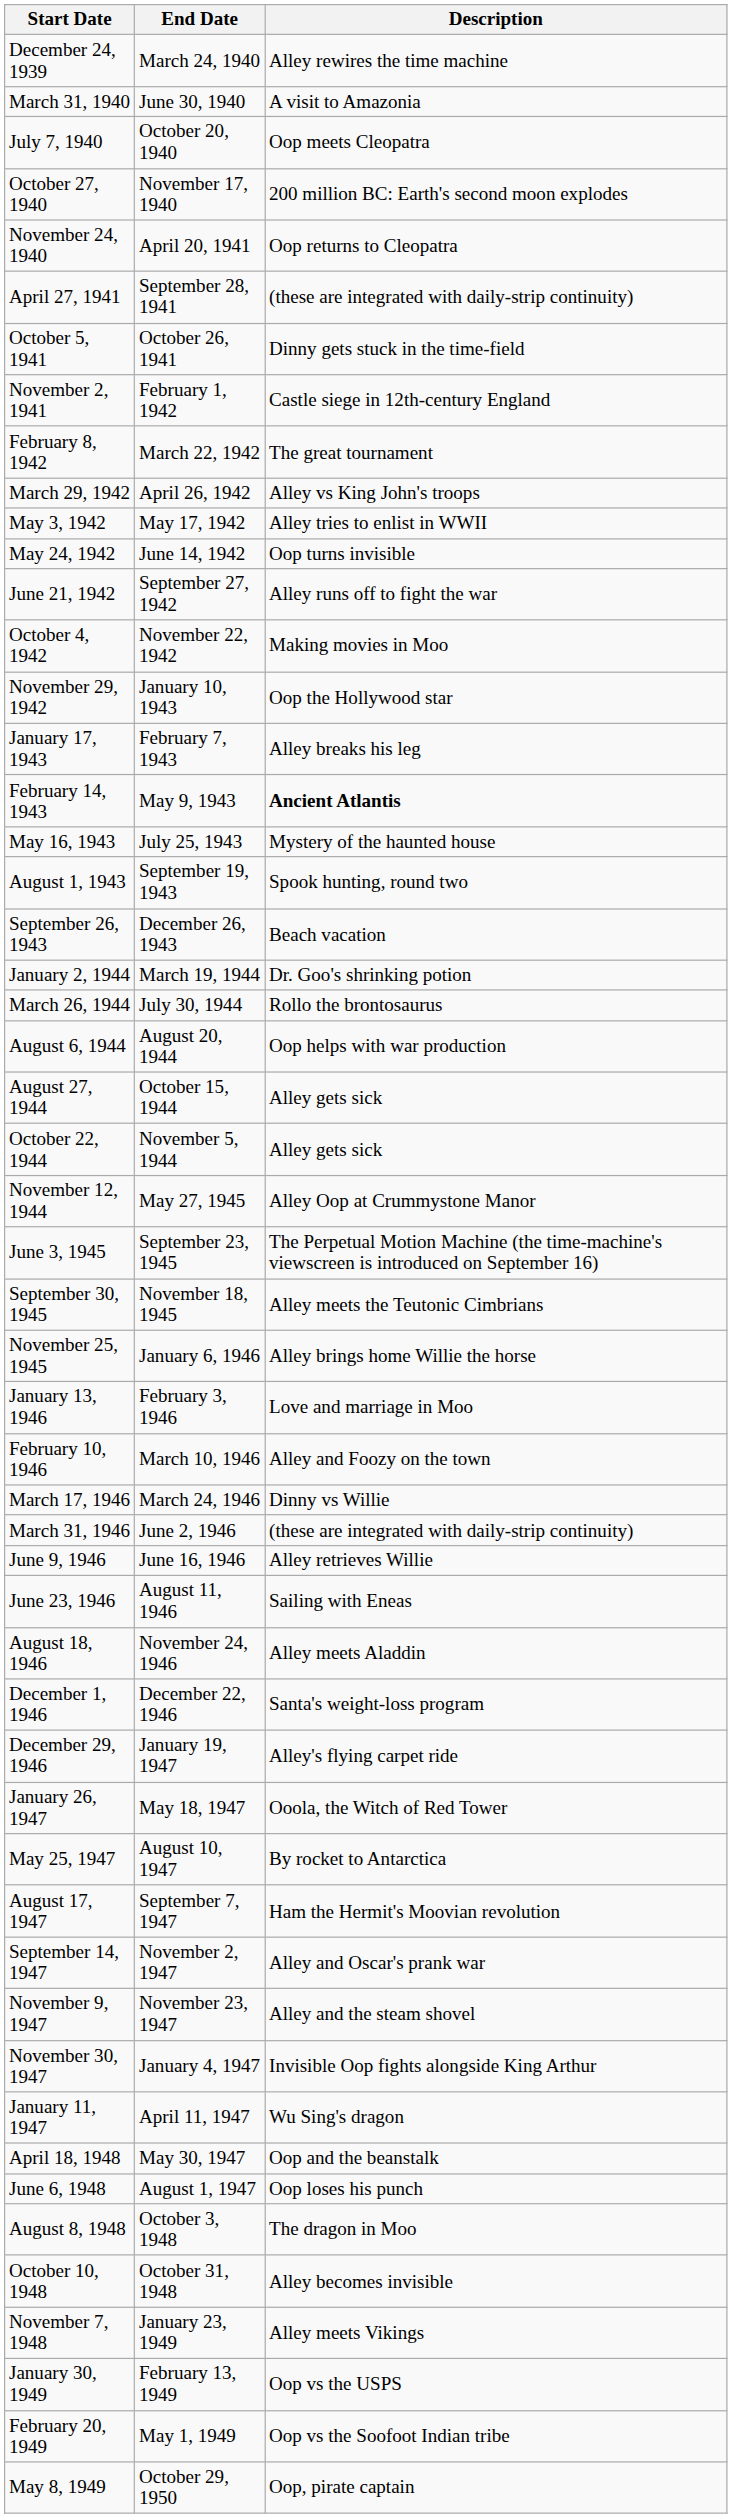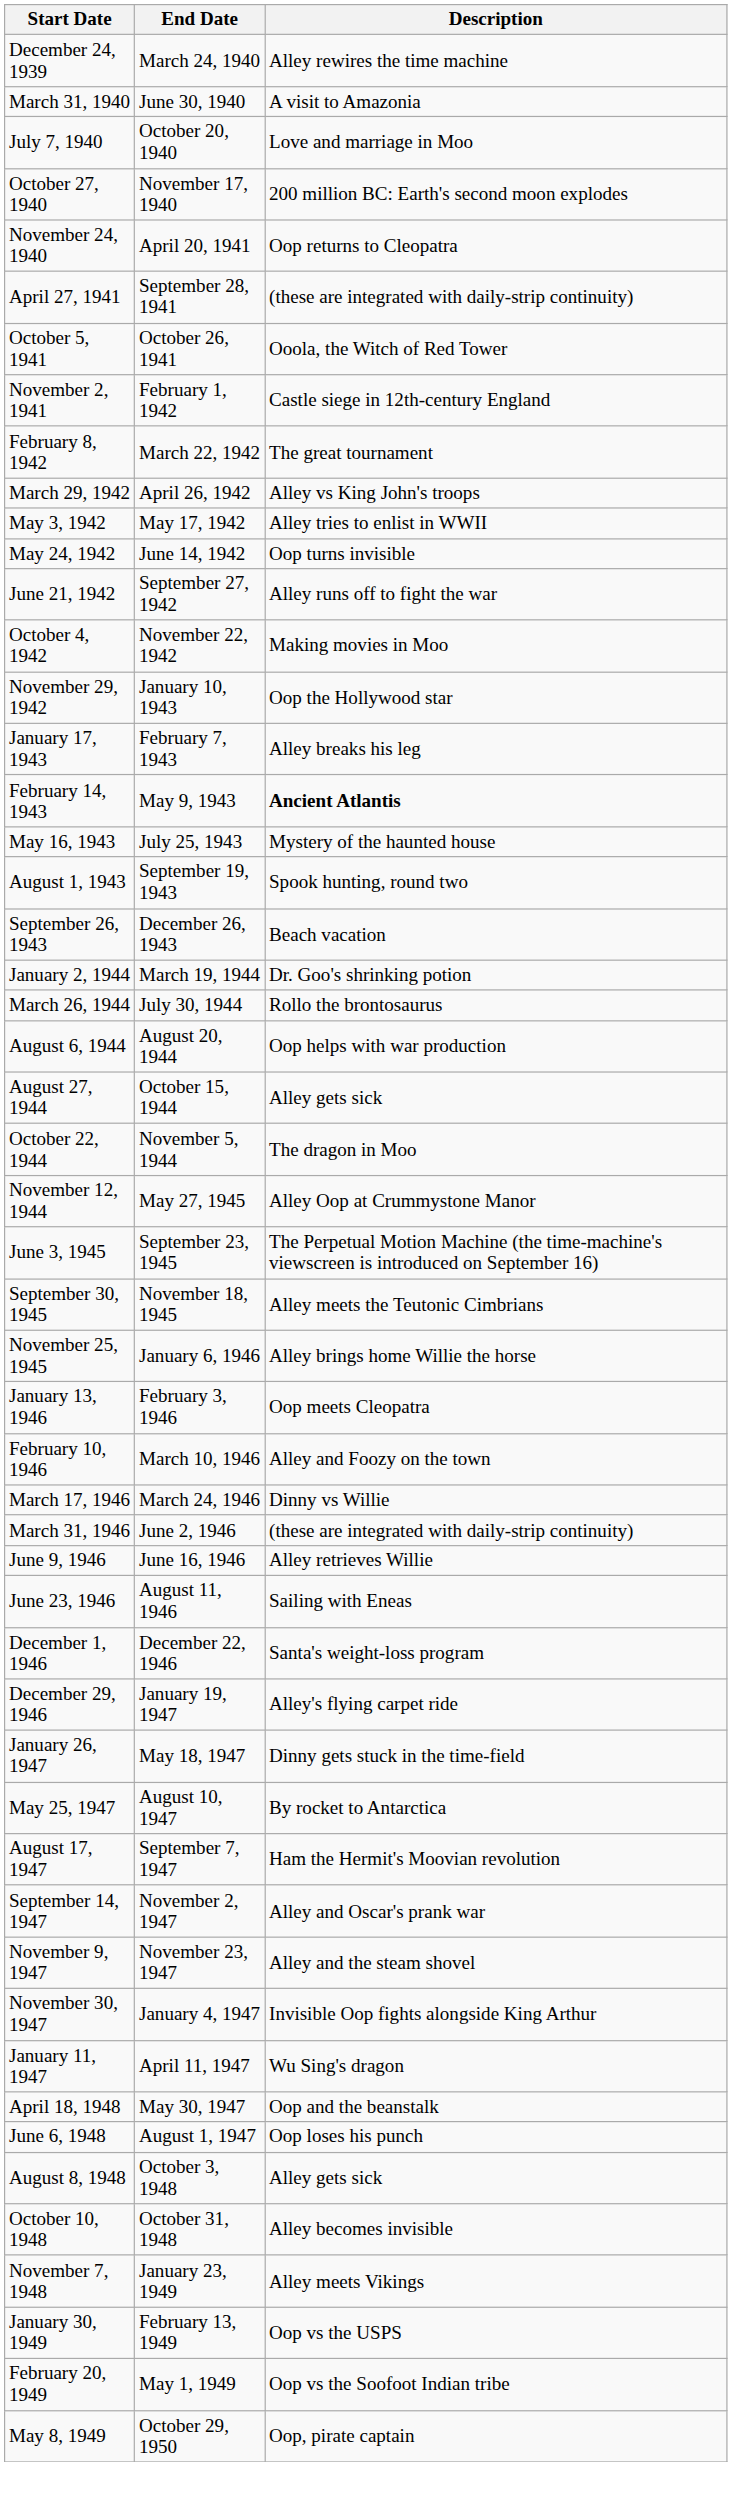(349, 142) Oop meets Cleopatra -> (371, 142) Love and marriage in Moo
(397, 348) Dinny gets stuck in the time-field -> (388, 348) Ooola, the Witch of Red Tower
(326, 1149) Alley gets sick -> (343, 1149) The dragon in Moo
(371, 1407) Love and marriage in Moo -> (349, 1407) Oop meets Cleopatra
- row: (51, 1652)
(388, 1807) Ooola, the Witch of Red Tower -> (397, 1756) Dinny gets stuck in the time-field
(343, 2229) The dragon in Moo -> (326, 2177) Alley gets sick
